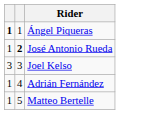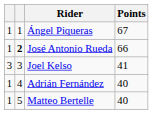+ column: (132, 13)
(9, 31) bold -> (9, 31) normal
